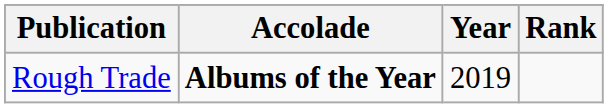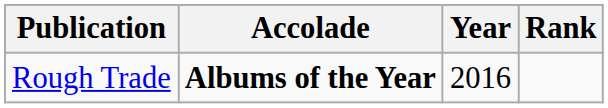(480, 77) 2019 -> (480, 77) 2016
